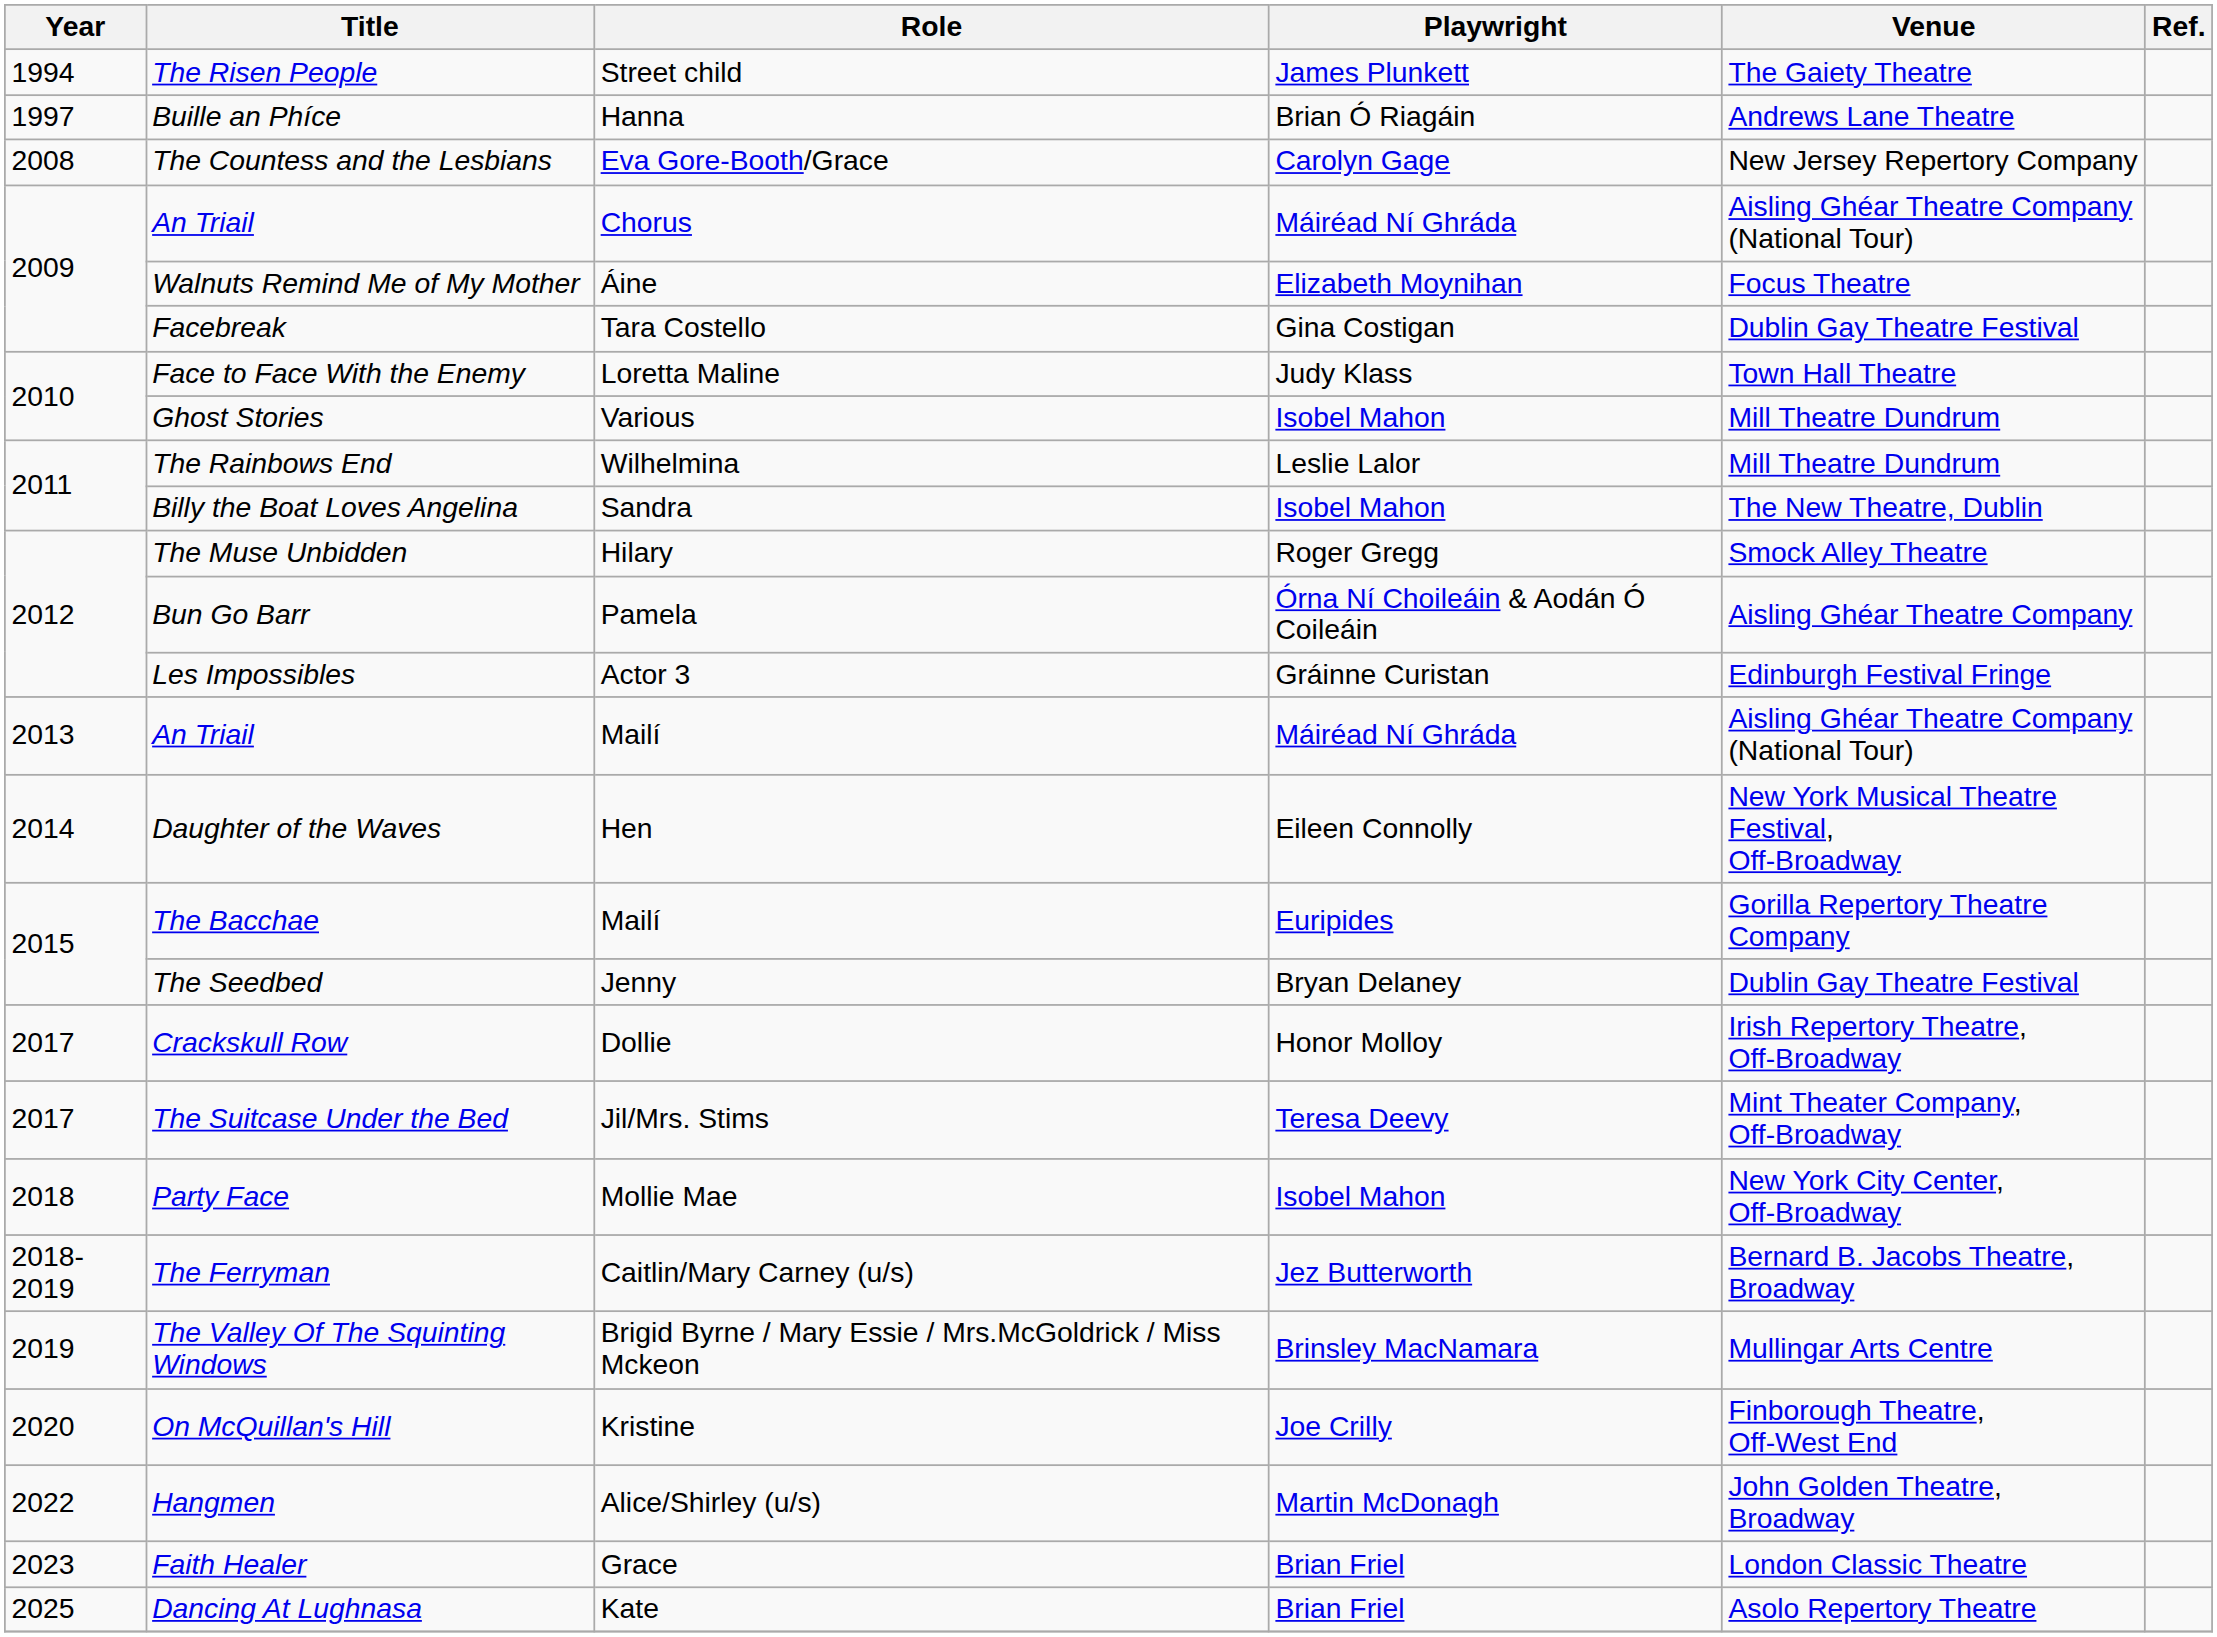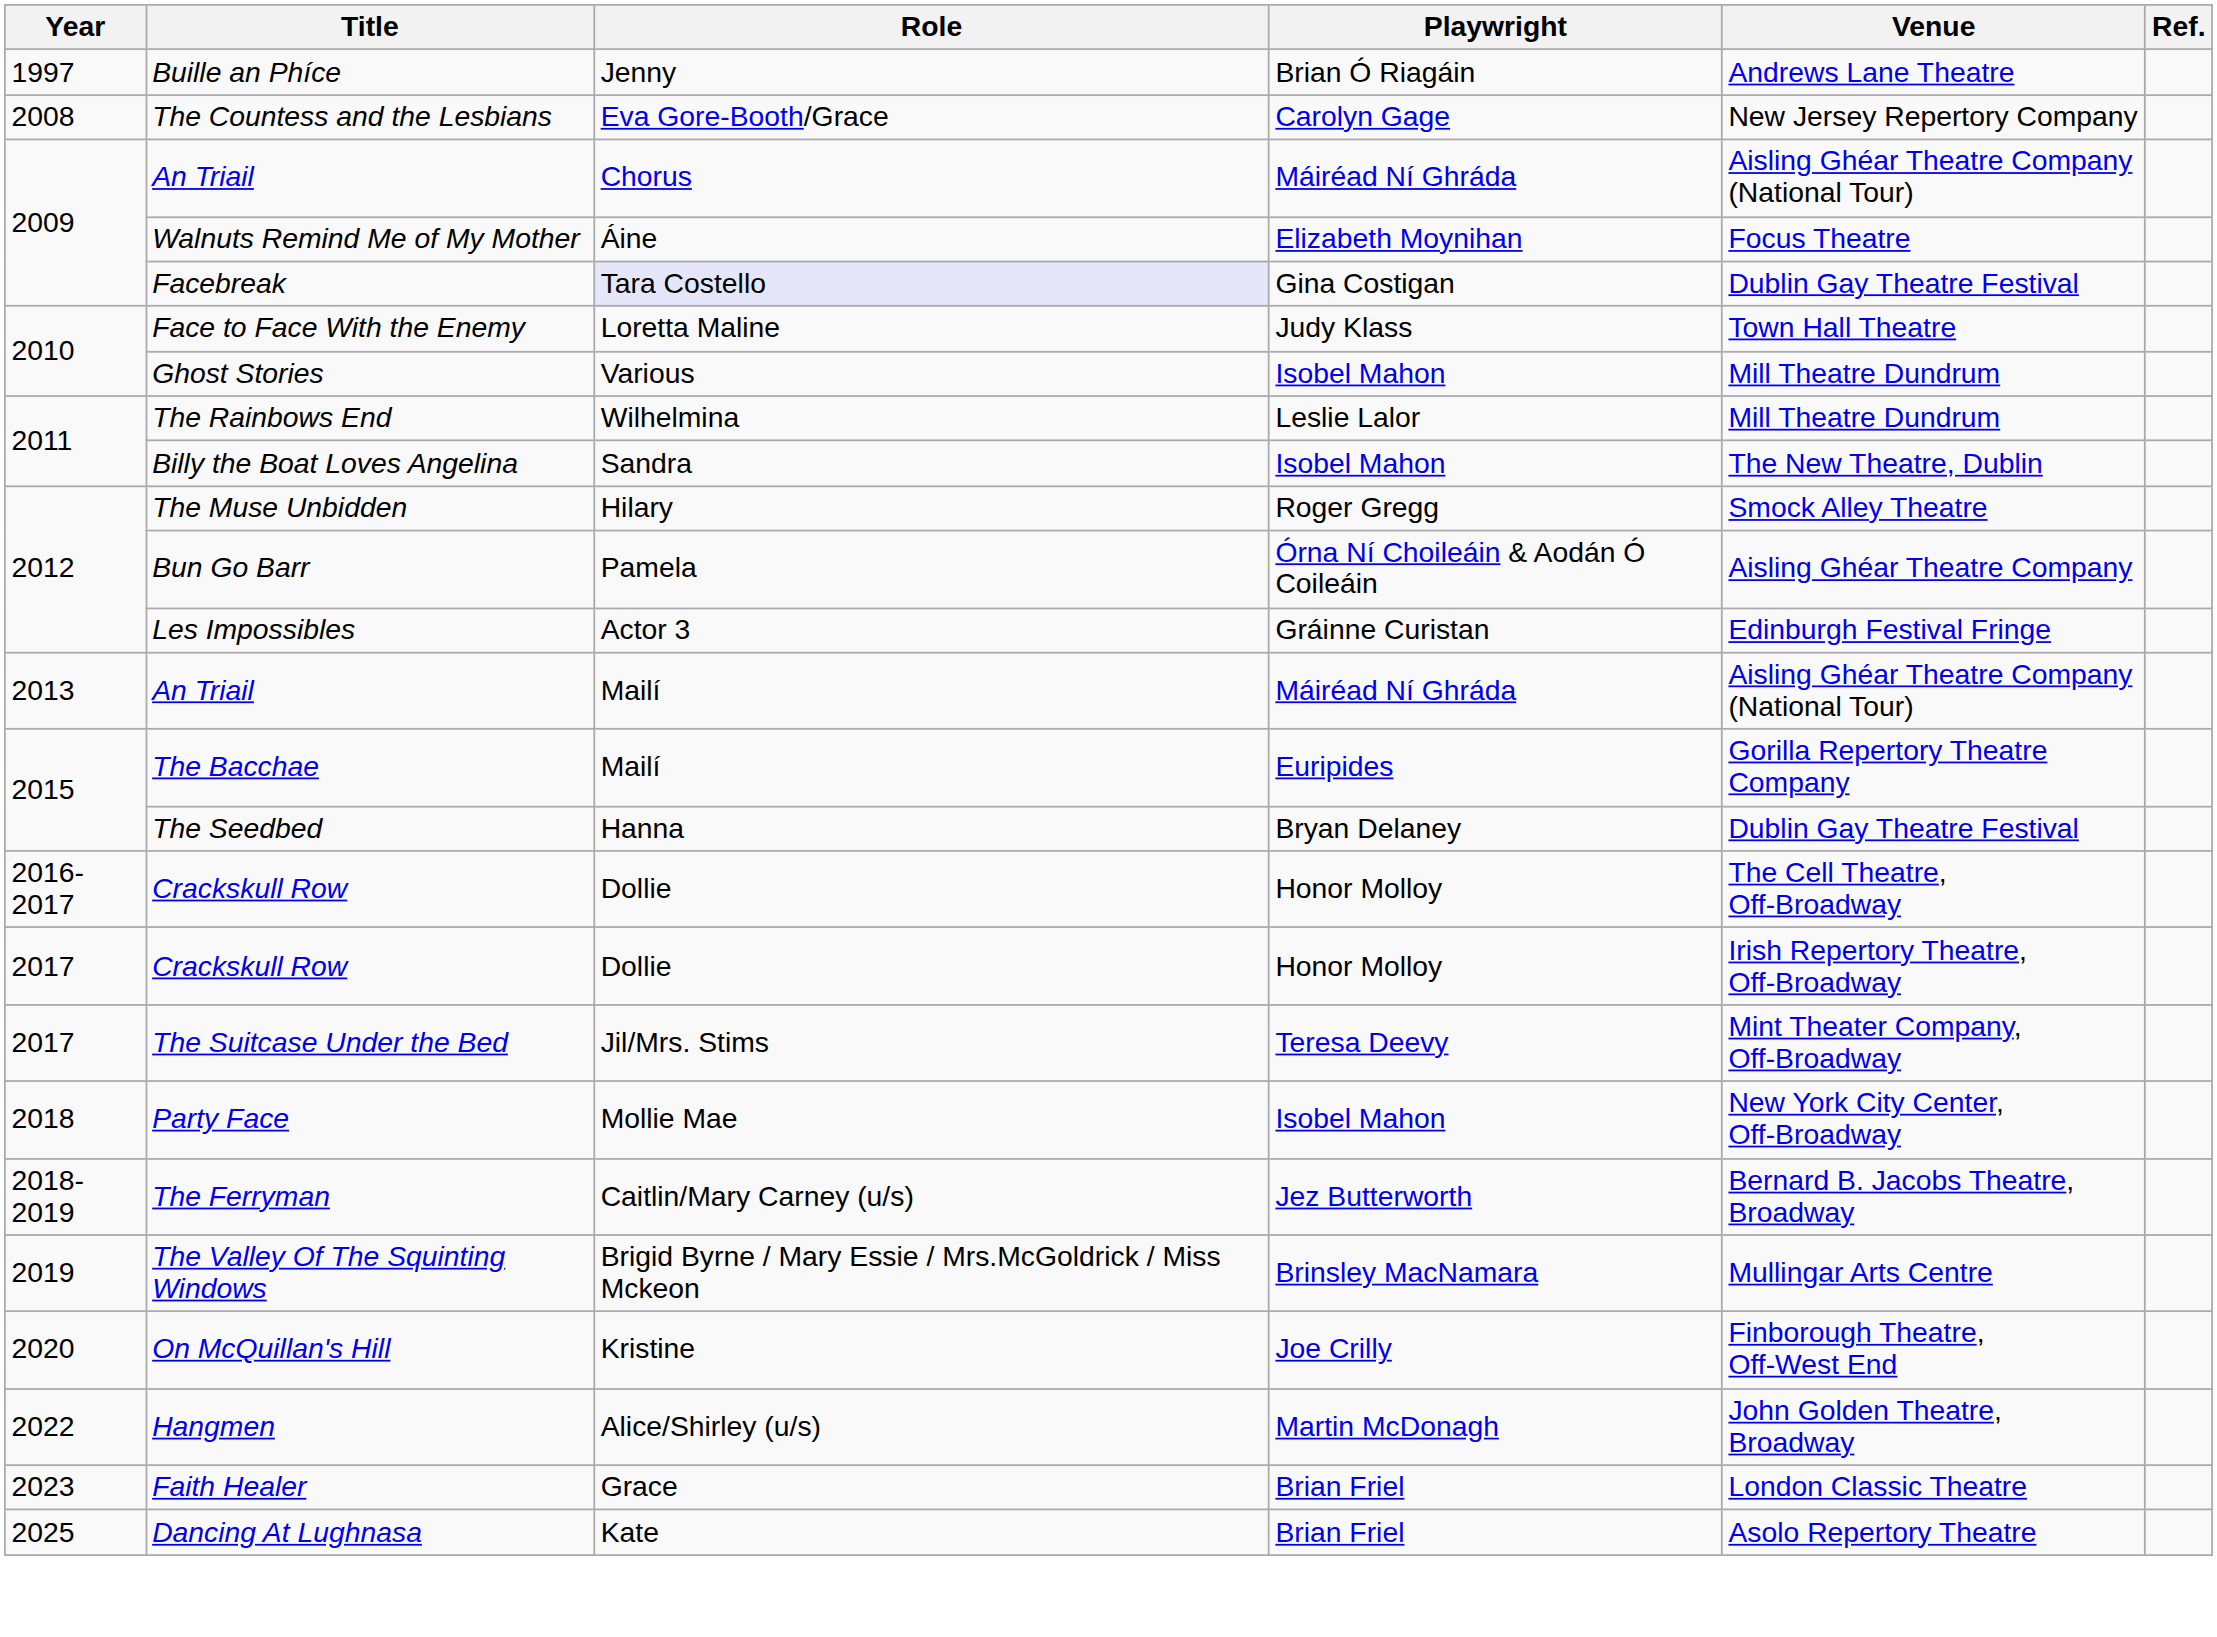- row: (43, 71)
(642, 116) Hanna -> (638, 71) Jenny
(683, 328) no background -> (683, 283) lavender background
- row: (43, 828)
(638, 981) Jenny -> (642, 828) Hanna
+ row: (48, 888)
